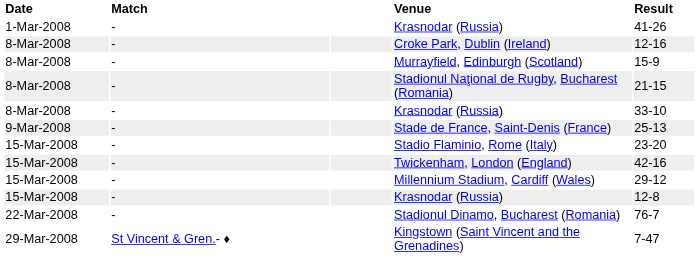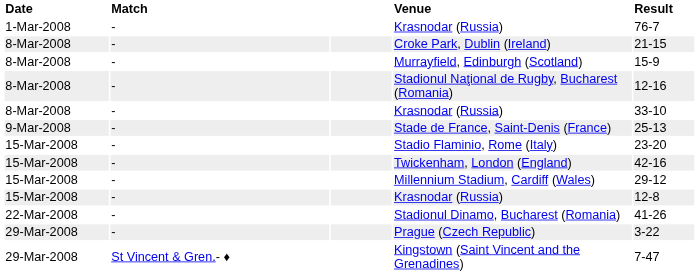(650, 26) 41-26 -> (647, 26) 76-7
(650, 44) 12-16 -> (650, 44) 21-15
(650, 86) 21-15 -> (650, 86) 12-16
(647, 214) 76-7 -> (650, 214) 41-26
+ row: (42, 232)
